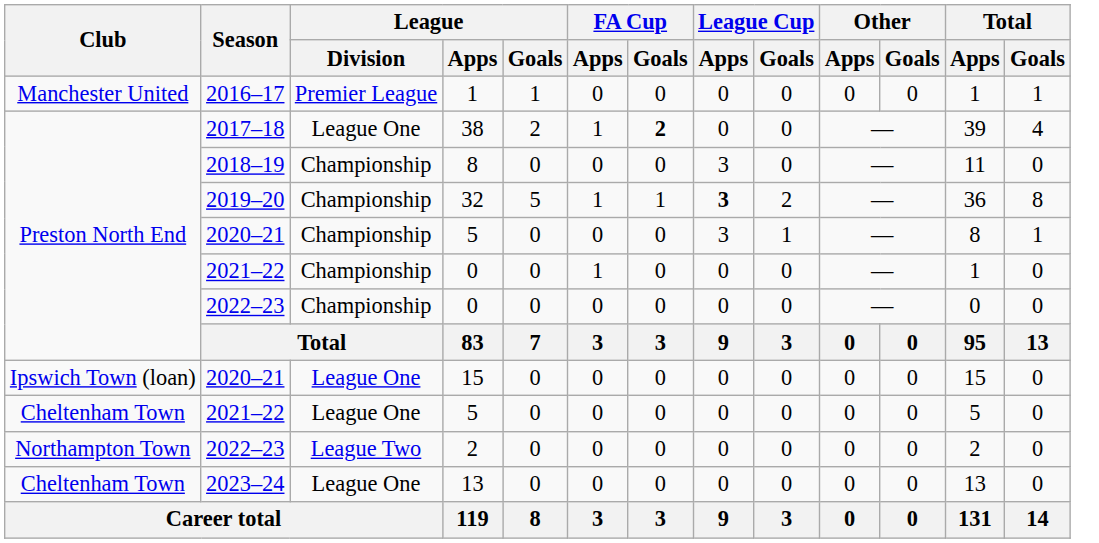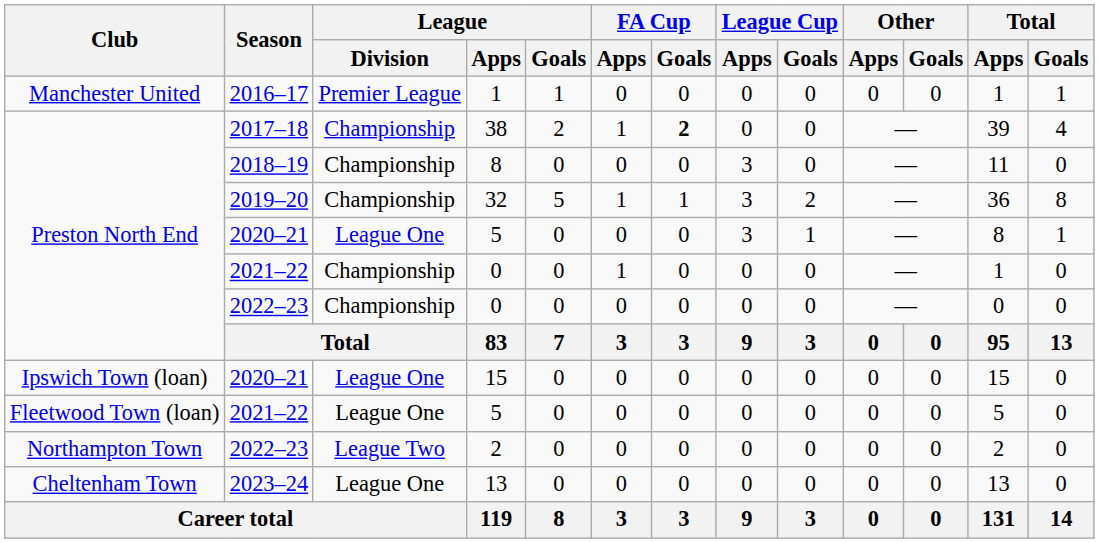(366, 128) League One -> (390, 128) Championship
(723, 199) bold -> (747, 199) normal
(366, 235) Championship -> (390, 235) League One
(103, 413) Cheltenham Town -> (115, 413) Fleetwood Town (loan)
